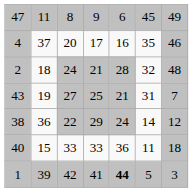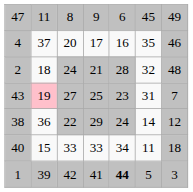(44, 95) no background -> (44, 95) pink background
(122, 95) 21 -> (122, 95) 23
(122, 148) 36 -> (122, 148) 34
